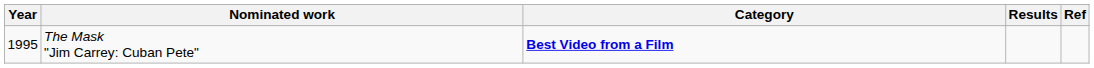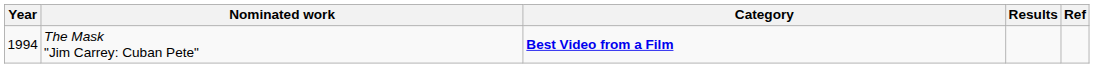(23, 44) 1995 -> (23, 44) 1994
